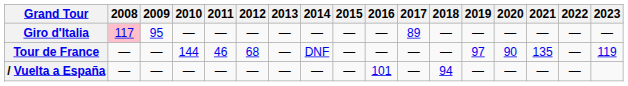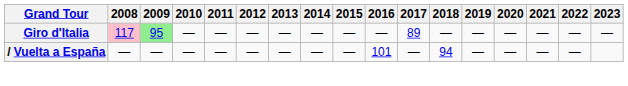(157, 33) no background -> (157, 33) lightgreen background
- row: (56, 52)
